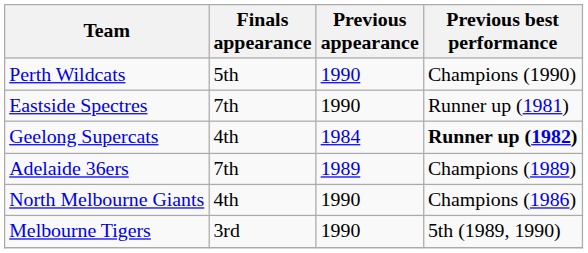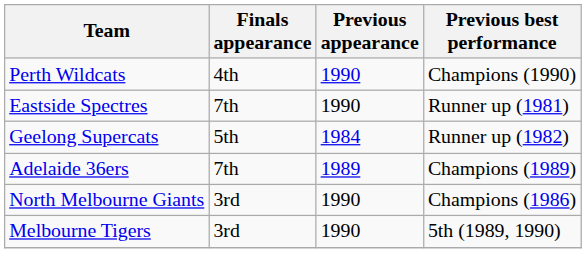(226, 74) 5th -> (226, 74) 4th
(226, 136) 4th -> (226, 136) 5th
(503, 136) bold -> (498, 136) normal
(226, 199) 4th -> (227, 199) 3rd
